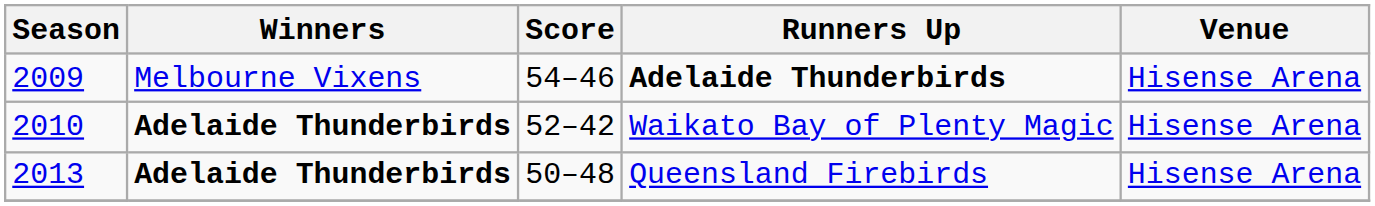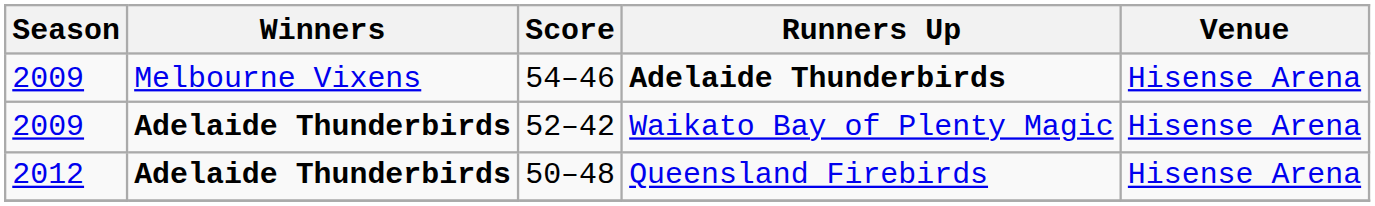(48, 127) 2010 -> (48, 127) 2009
(48, 176) 2013 -> (48, 176) 2012
